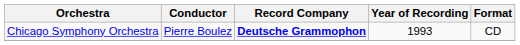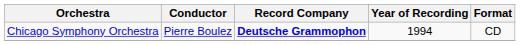(420, 31) 1993 -> (420, 31) 1994
